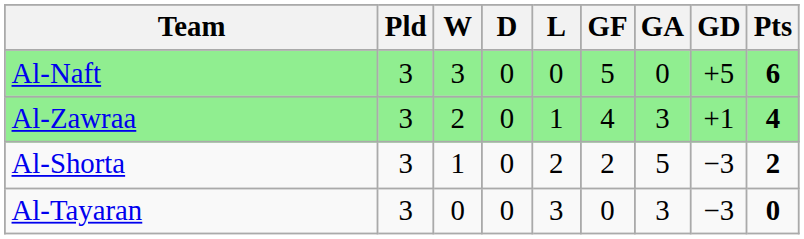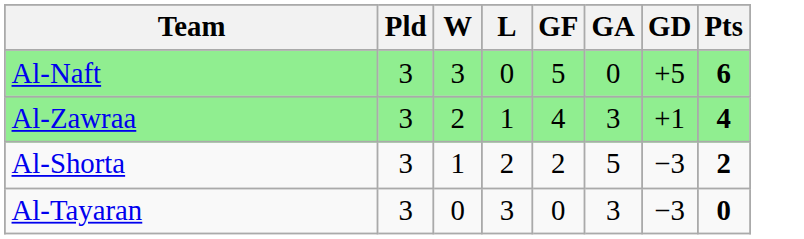- column: (507, 27)
